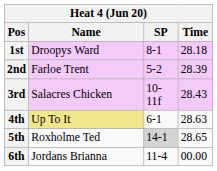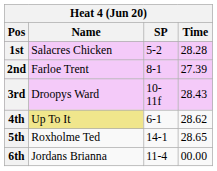(65, 50) Droopys Ward -> (72, 50) Salacres Chicken
(154, 50) 8-1 -> (154, 50) 5-2
(194, 50) 28.18 -> (194, 50) 28.28
(154, 69) 5-2 -> (154, 69) 8-1
(194, 69) 28.39 -> (194, 69) 27.39
(72, 94) Salacres Chicken -> (65, 94) Droopys Ward
(194, 119) 28.63 -> (194, 119) 28.62
(157, 138) lightgrey background -> (157, 138) no background
